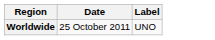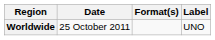+ column: (157, 12)
